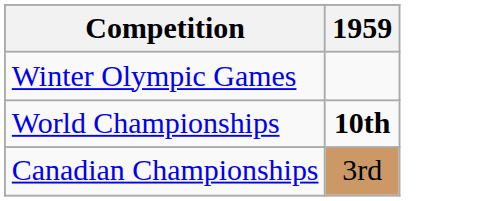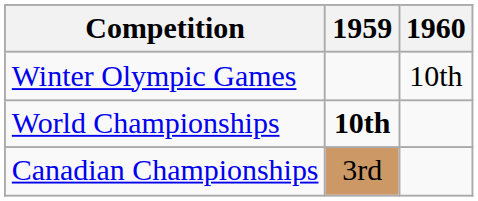+ column: (436, 28)
